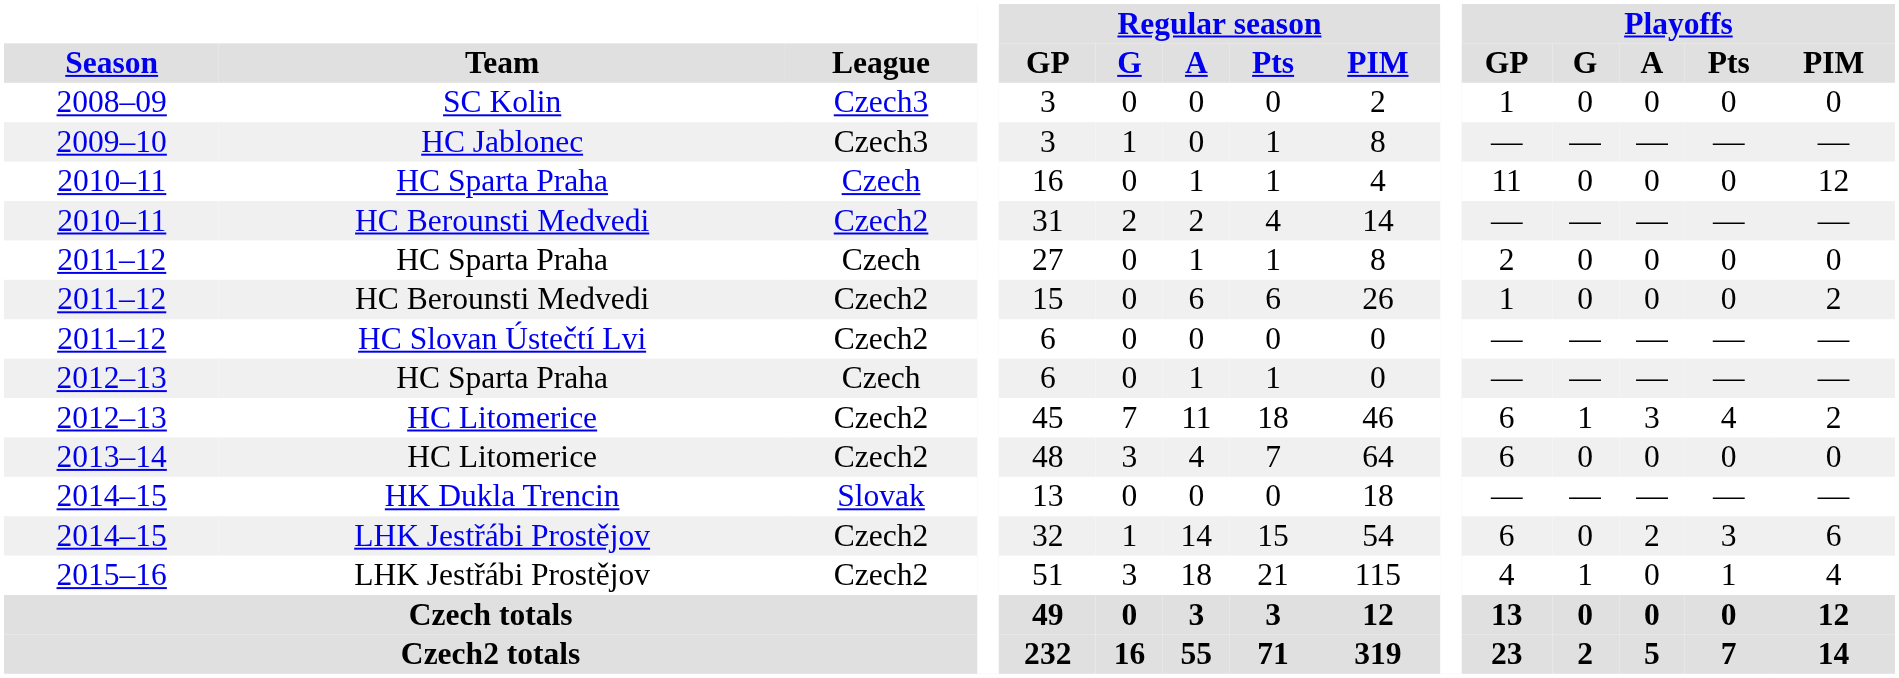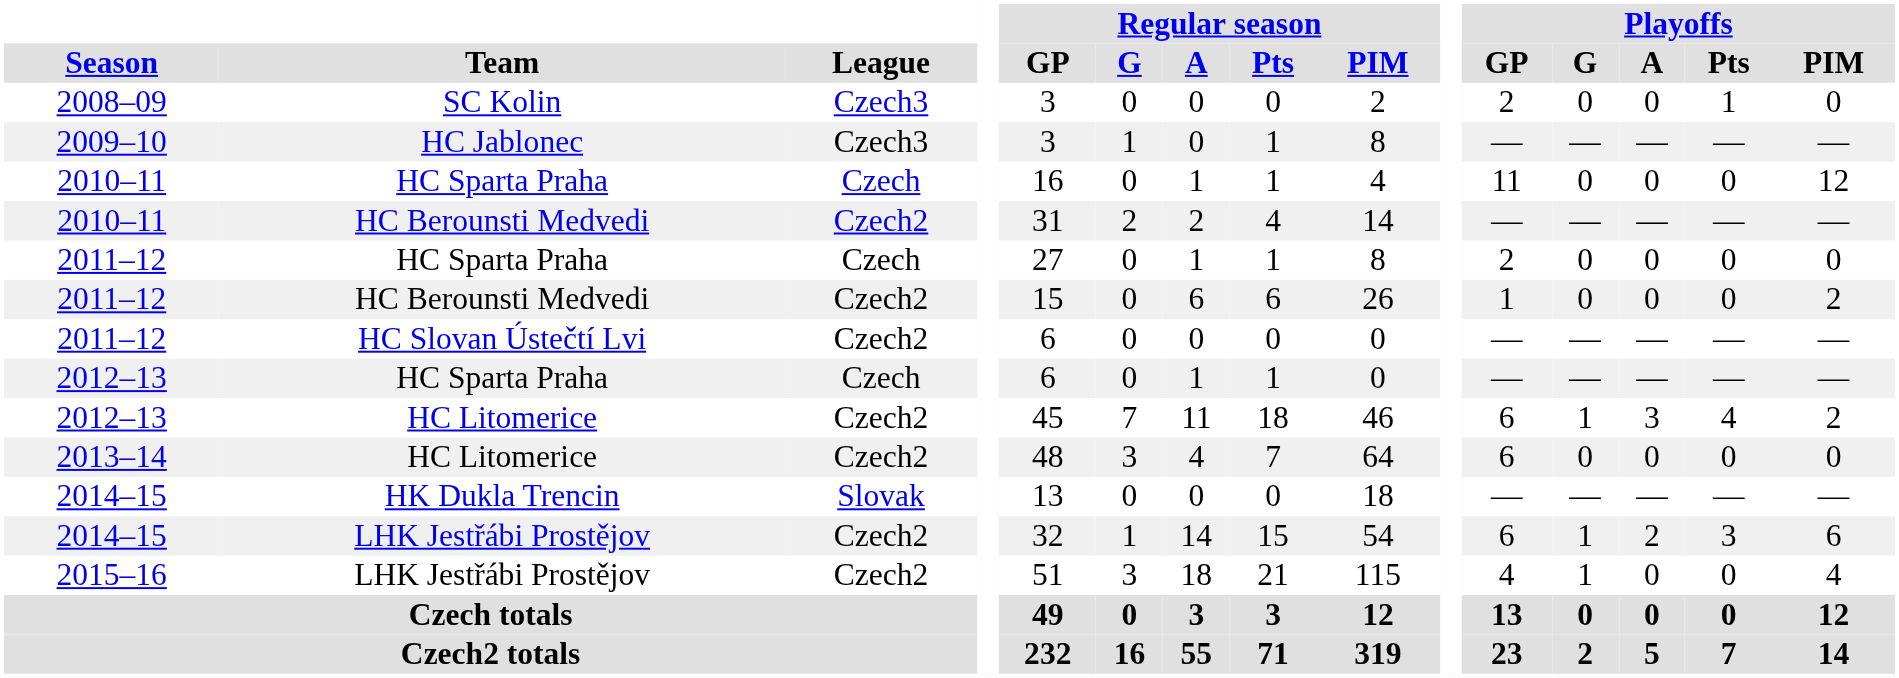(1507, 102) 1 -> (1507, 102) 2
(1729, 102) 0 -> (1729, 102) 1
(1585, 535) 0 -> (1585, 535) 1
(1729, 574) 1 -> (1729, 574) 0
